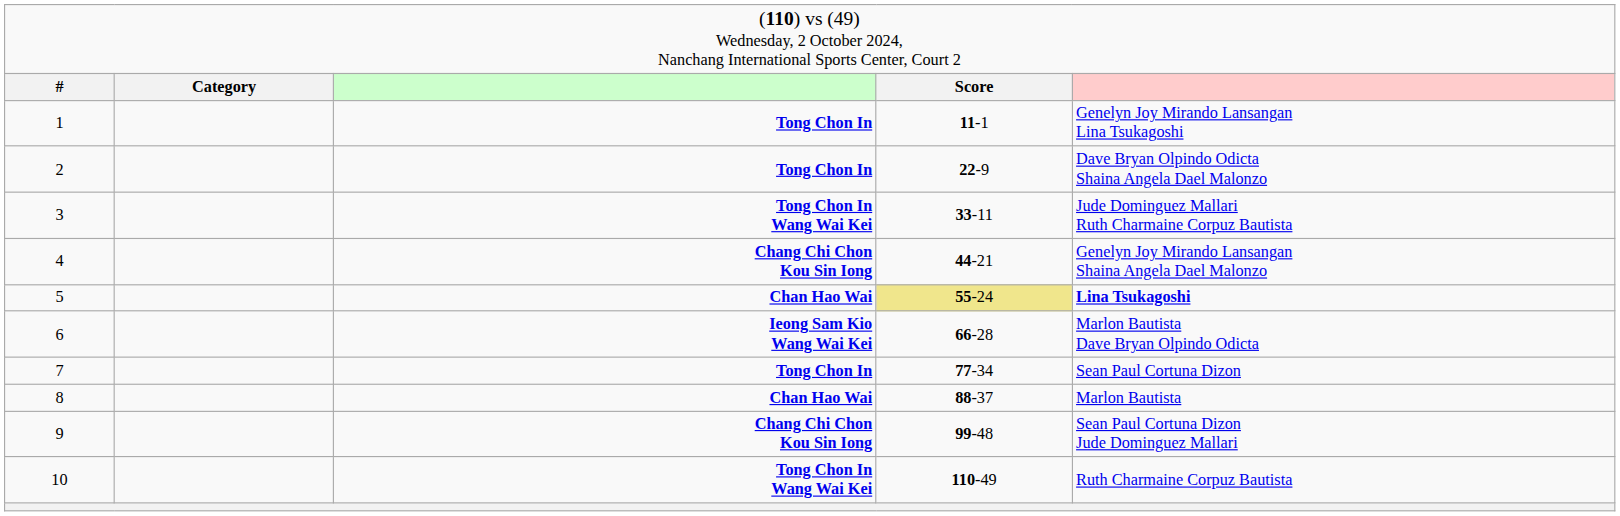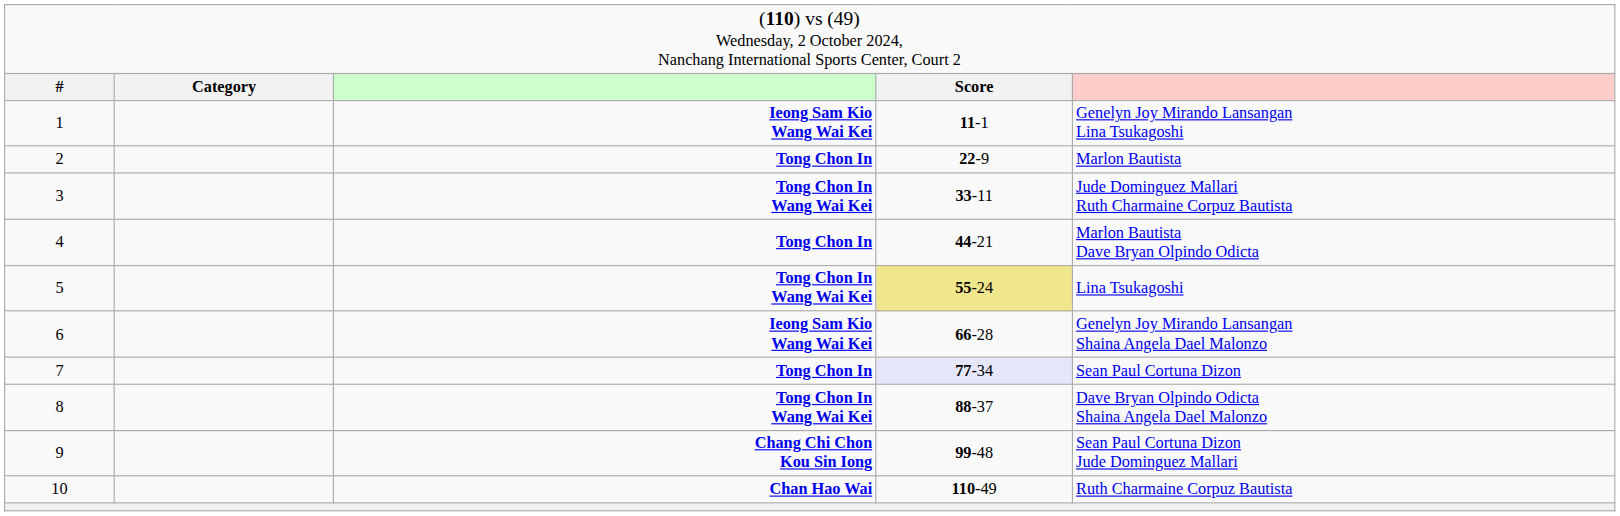(824, 123) Tong Chon In -> (821, 123) Ieong Sam Kio Wang Wai Kei
(1172, 169) Dave Bryan Olpindo Odicta Shaina Angela Dael Malonzo -> (1129, 159) Marlon Bautista
(813, 261) Chang Chi Chon Kou Sin Iong -> (824, 242) Tong Chon In
(1184, 261) Genelyn Joy Mirando Lansangan Shaina Angela Dael Malonzo -> (1168, 242) Marlon Bautista Dave Bryan Olpindo Odicta
(821, 297) Chan Hao Wai -> (822, 288) Tong Chon In Wang Wai Kei
(1133, 297) bold -> (1130, 288) normal
(1168, 334) Marlon Bautista Dave Bryan Olpindo Odicta -> (1184, 334) Genelyn Joy Mirando Lansangan Shaina Angela Dael Malonzo
(974, 370) no background -> (974, 370) lavender background
(821, 397) Chan Hao Wai -> (822, 407) Tong Chon In Wang Wai Kei
(1129, 397) Marlon Bautista -> (1172, 407) Dave Bryan Olpindo Odicta Shaina Angela Dael Malonzo
(822, 480) Tong Chon In Wang Wai Kei -> (821, 489) Chan Hao Wai
